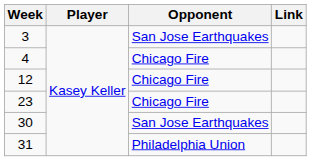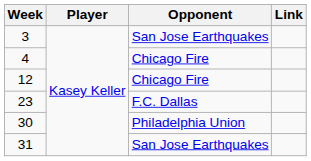(170, 101) Chicago Fire -> (165, 101) F.C. Dallas
(200, 123) San Jose Earthquakes -> (188, 123) Philadelphia Union
(188, 144) Philadelphia Union -> (200, 144) San Jose Earthquakes
